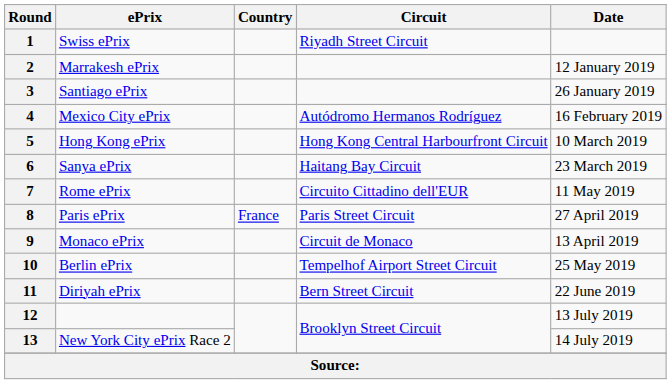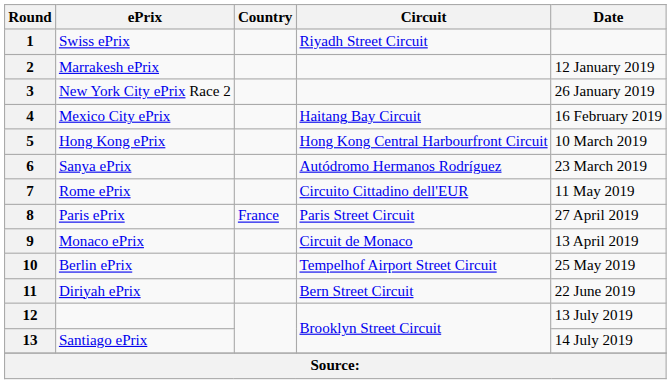(103, 91) Santiago ePrix -> (145, 91) New York City ePrix Race 2
(401, 116) Autódromo Hermanos Rodríguez -> (360, 116) Haitang Bay Circuit
(360, 165) Haitang Bay Circuit -> (401, 165) Autódromo Hermanos Rodríguez
(145, 340) New York City ePrix Race 2 -> (103, 340) Santiago ePrix
